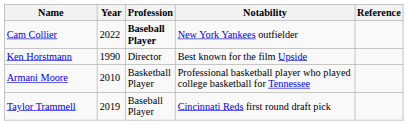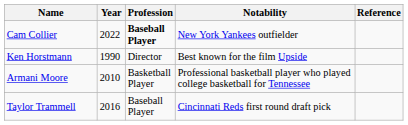(110, 106) 2019 -> (110, 106) 2016
